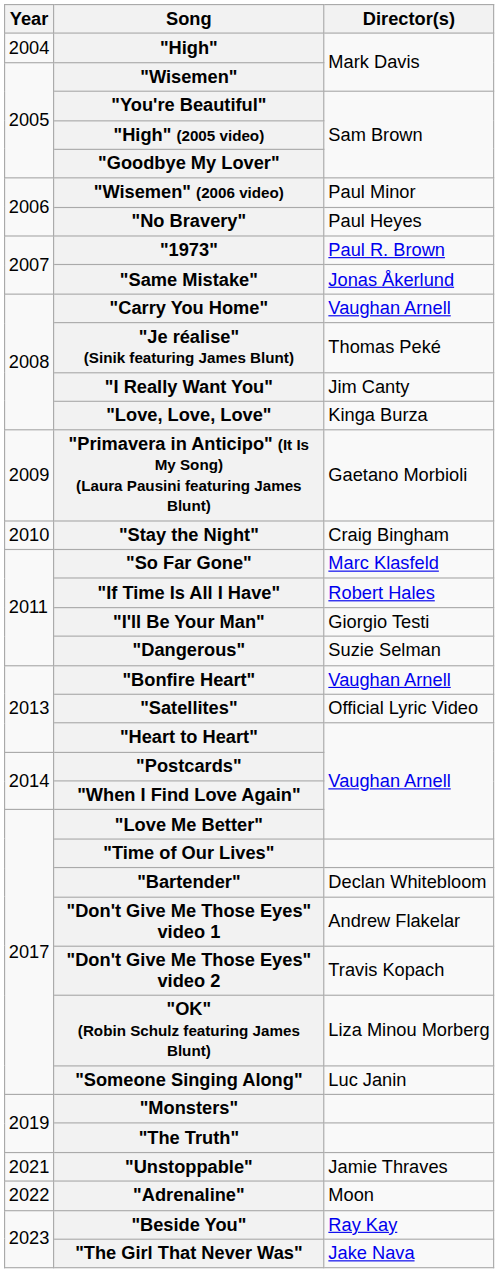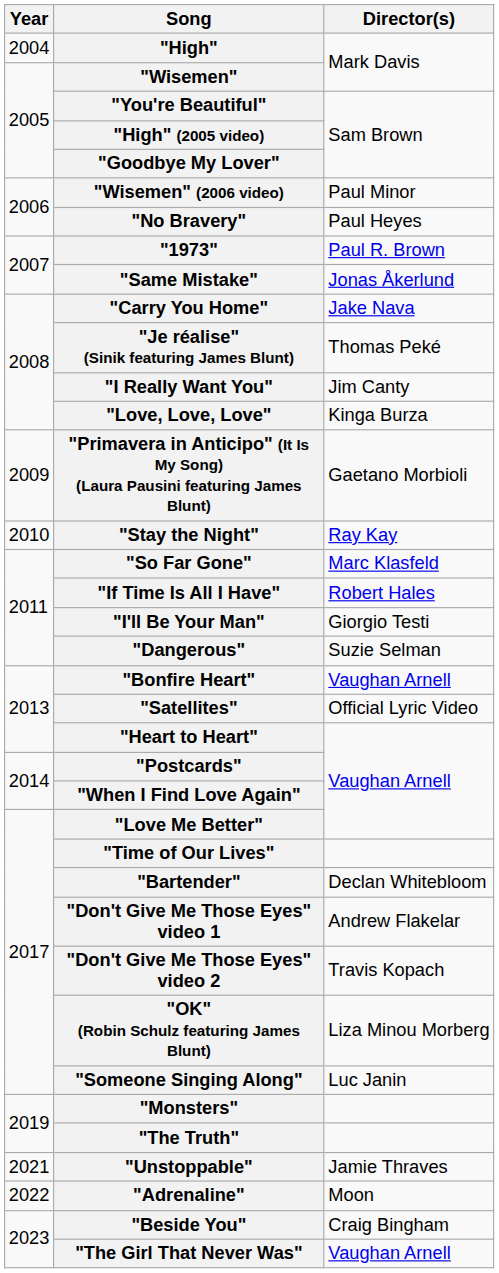(390, 308) Vaughan Arnell -> (371, 308) Jake Nava
(389, 534) Craig Bingham -> (363, 534) Ray Kay
(363, 1224) Ray Kay -> (389, 1224) Craig Bingham
(371, 1253) Jake Nava -> (390, 1253) Vaughan Arnell
